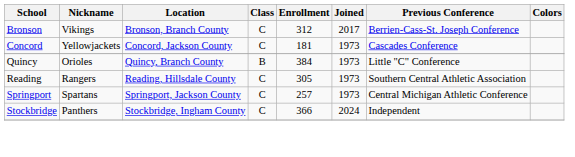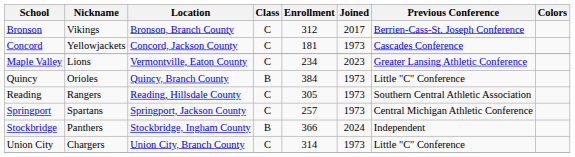+ row: (34, 62)
(262, 111) C -> (267, 128) B
+ row: (30, 144)
